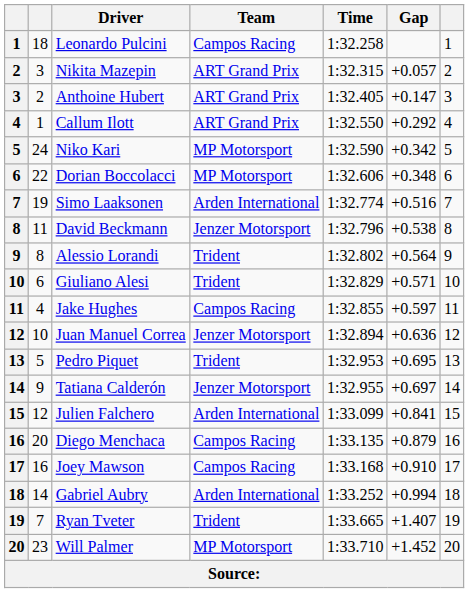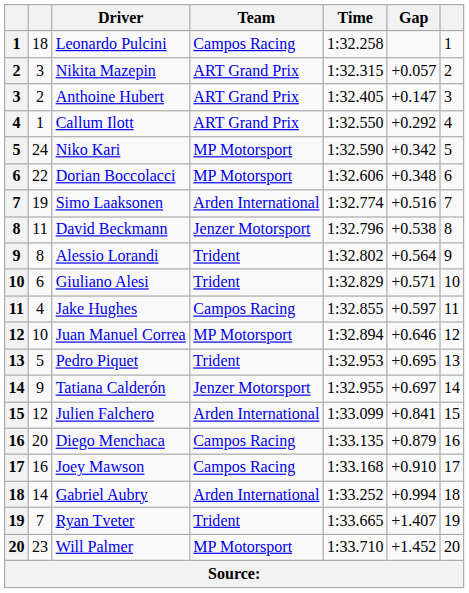(252, 335) Jenzer Motorsport -> (243, 335) MP Motorsport
(414, 335) +0.636 -> (414, 335) +0.646
